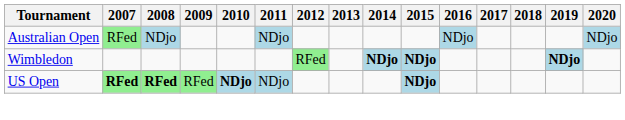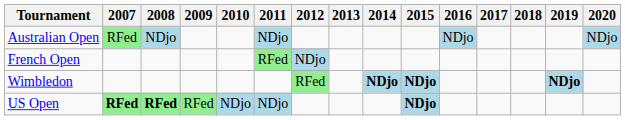+ row: (44, 59)
(236, 81) bold -> (236, 103) normal
